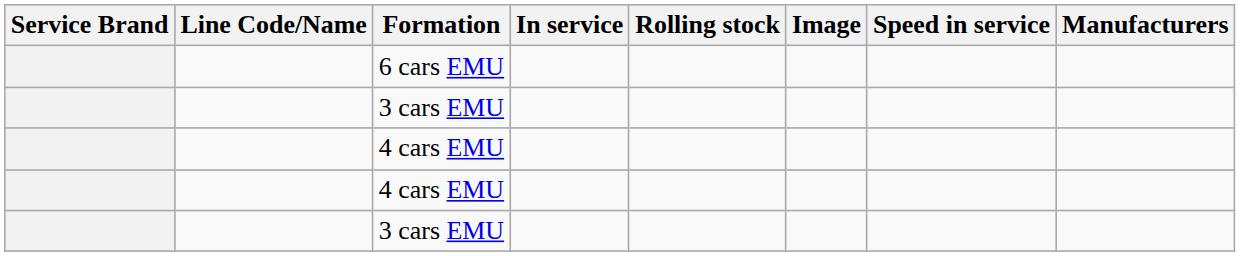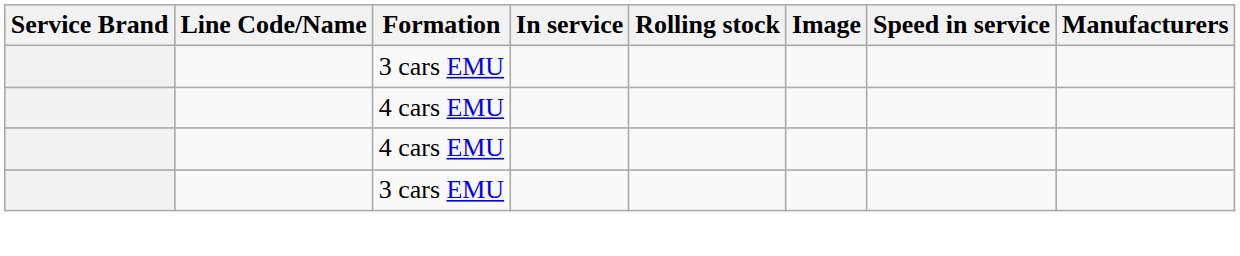- row: (90, 66)
